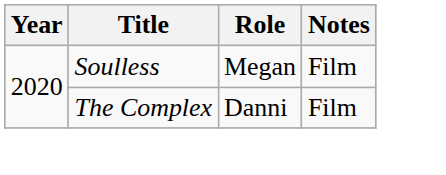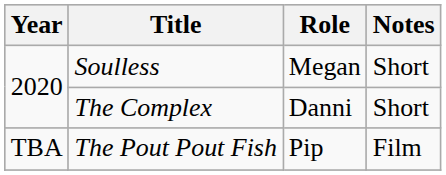(332, 66) Film -> (401, 66) Short
(332, 107) Film -> (401, 107) Short
+ row: (176, 148)
